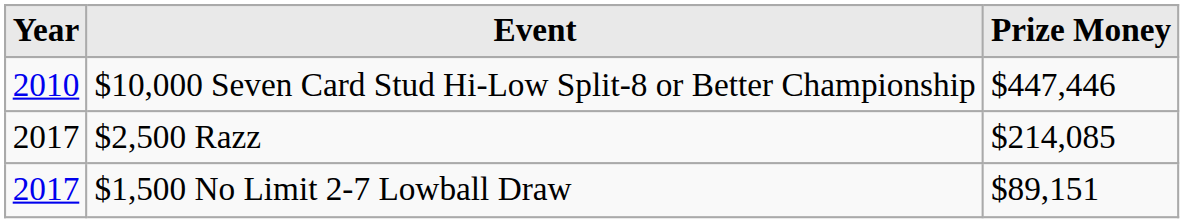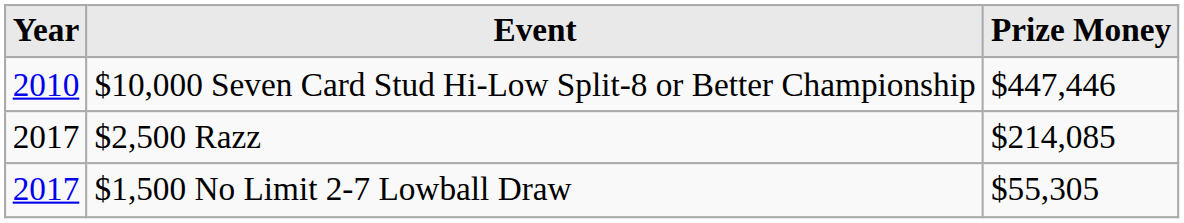(1045, 189) $89,151 -> (1045, 189) $55,305
